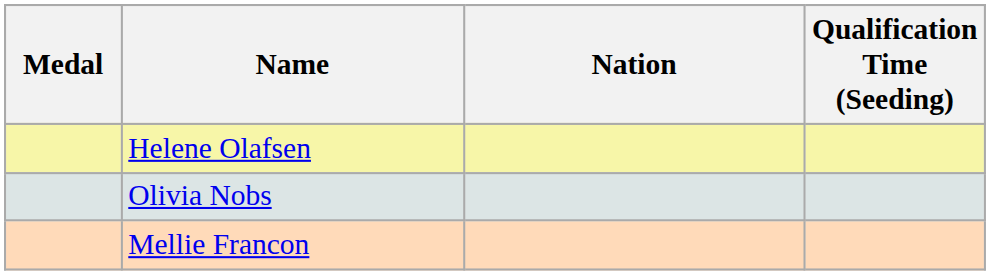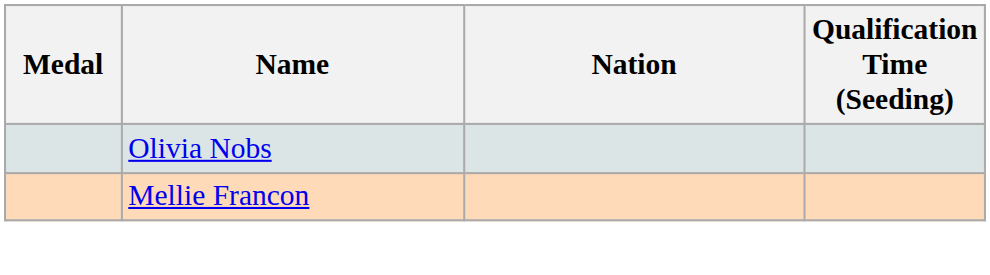- row: (220, 147)
